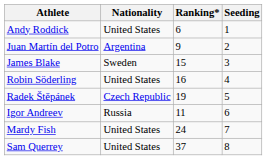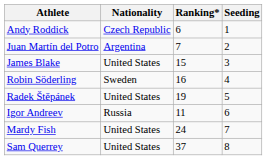(132, 29) United States -> (137, 29) Czech Republic
(178, 46) 9 -> (178, 46) 7
(120, 63) Sweden -> (132, 63) United States
(132, 79) United States -> (120, 79) Sweden
(137, 96) Czech Republic -> (132, 96) United States
